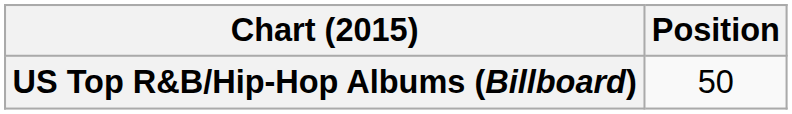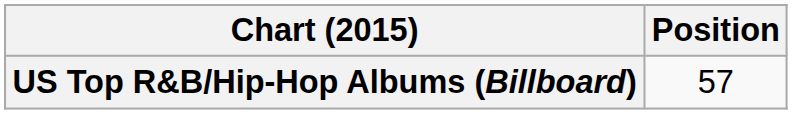(716, 81) 50 -> (716, 81) 57
